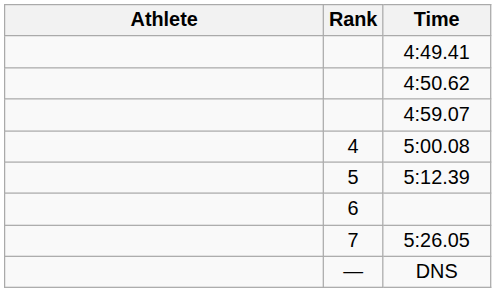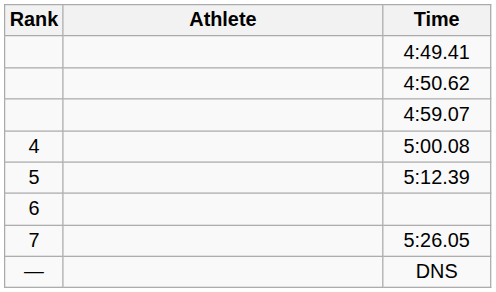columns swapped: (353, 20) <-> (164, 20)
